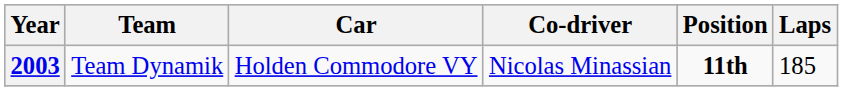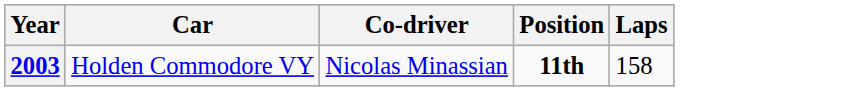- column: (147, 24)
(797, 65) 185 -> (634, 65) 158
